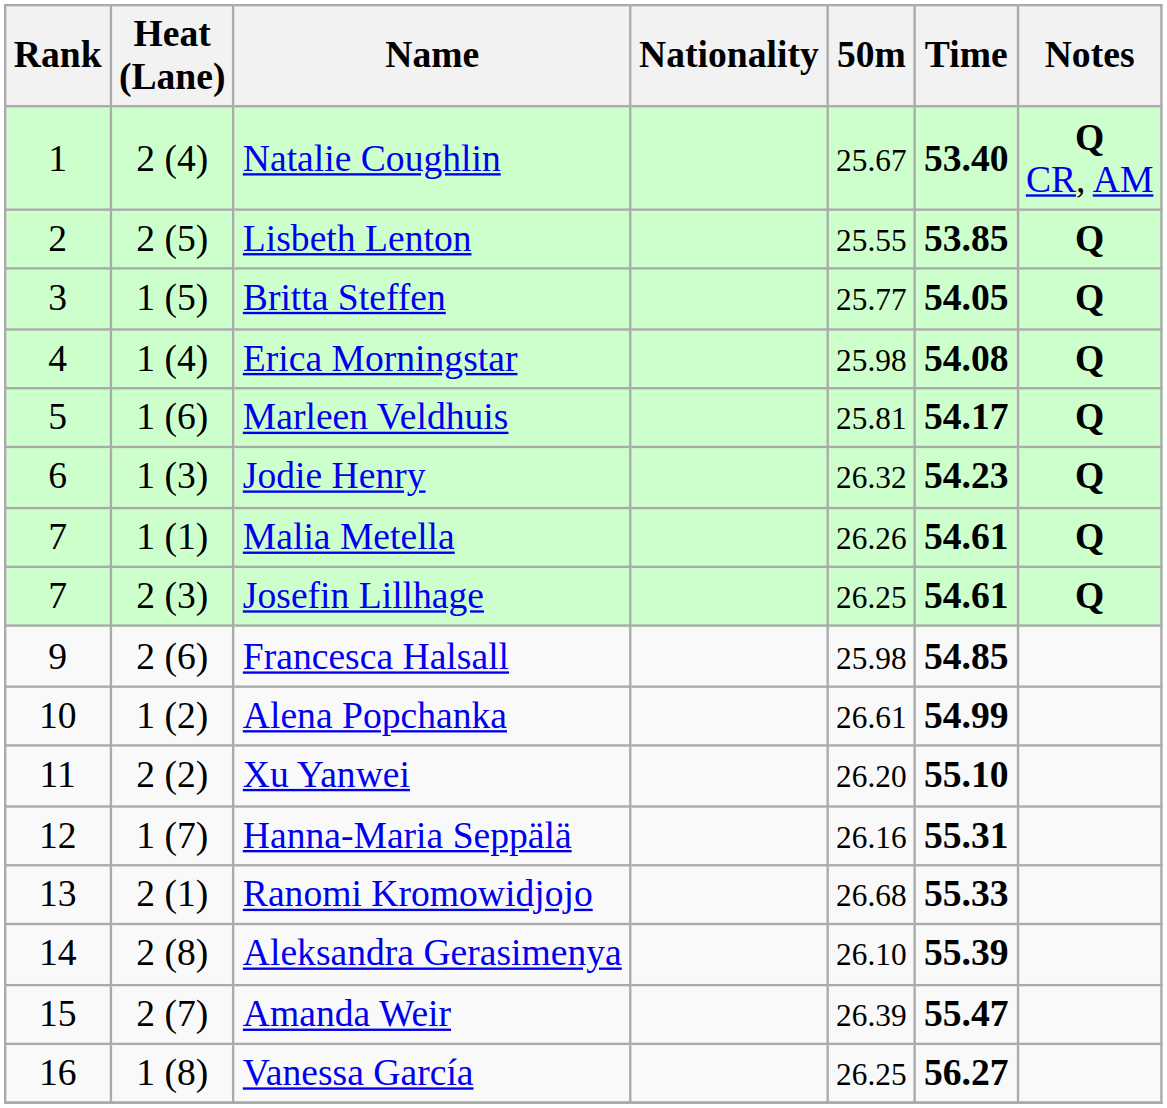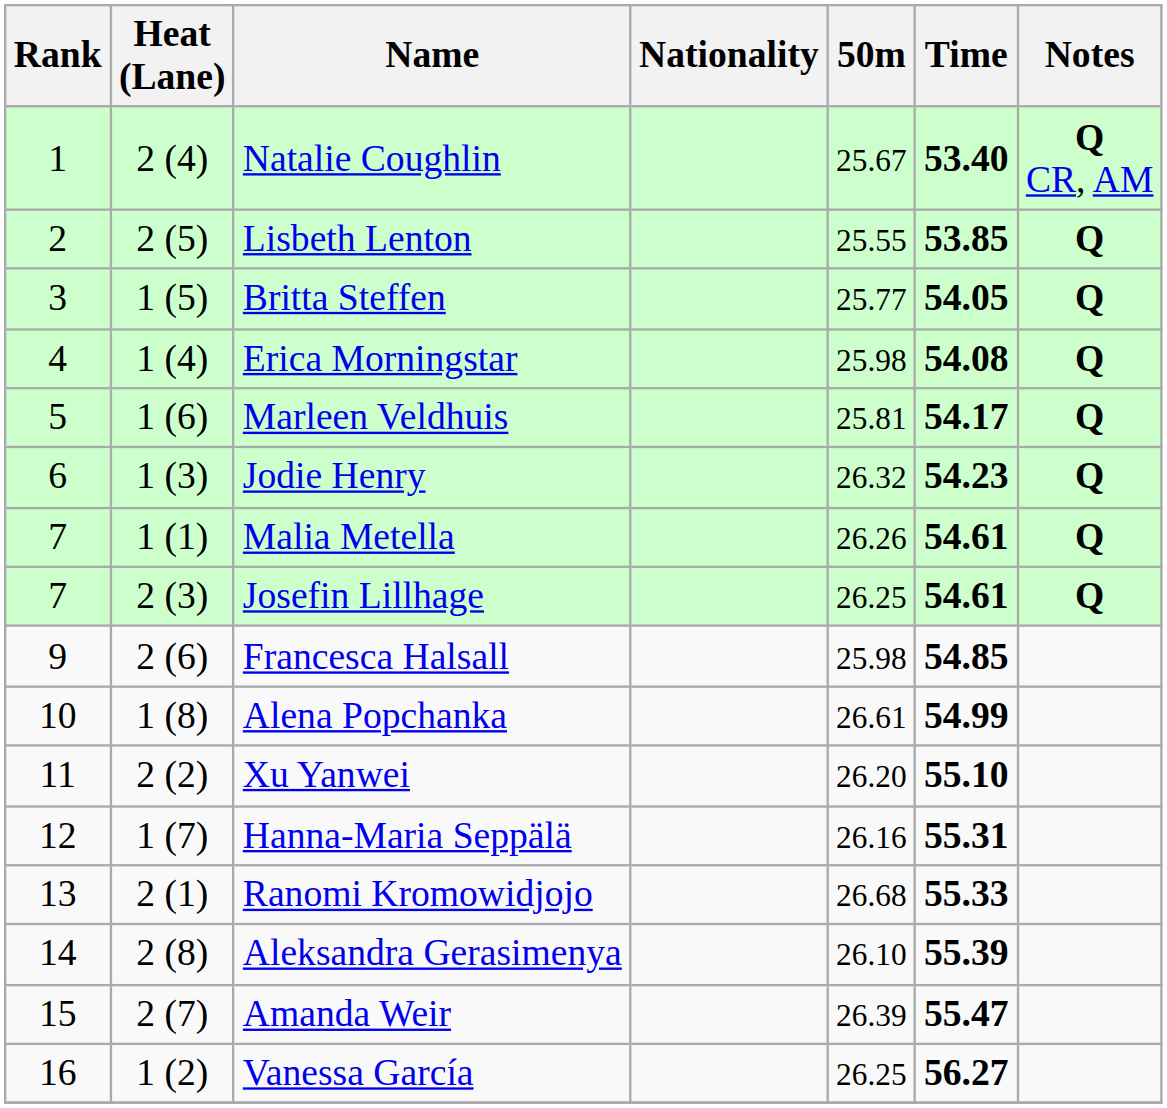(172, 715) 1 (2) -> (172, 715) 1 (8)
(172, 1073) 1 (8) -> (172, 1073) 1 (2)
